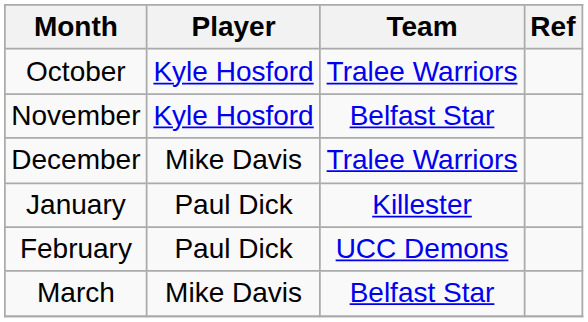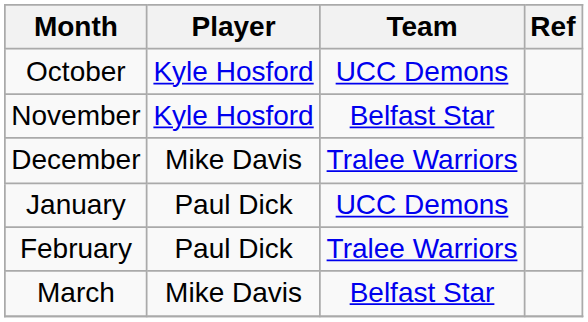(422, 71) Tralee Warriors -> (422, 71) UCC Demons
(422, 204) Killester -> (422, 204) UCC Demons
(422, 248) UCC Demons -> (422, 248) Tralee Warriors
